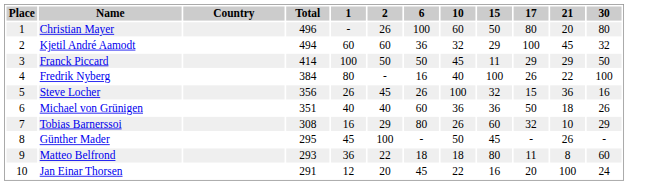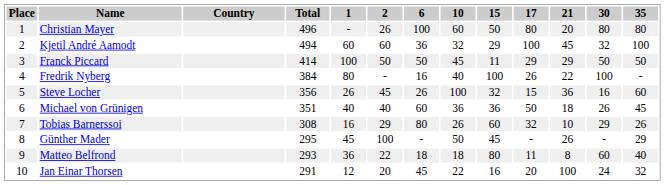+ column: (641, 14)
